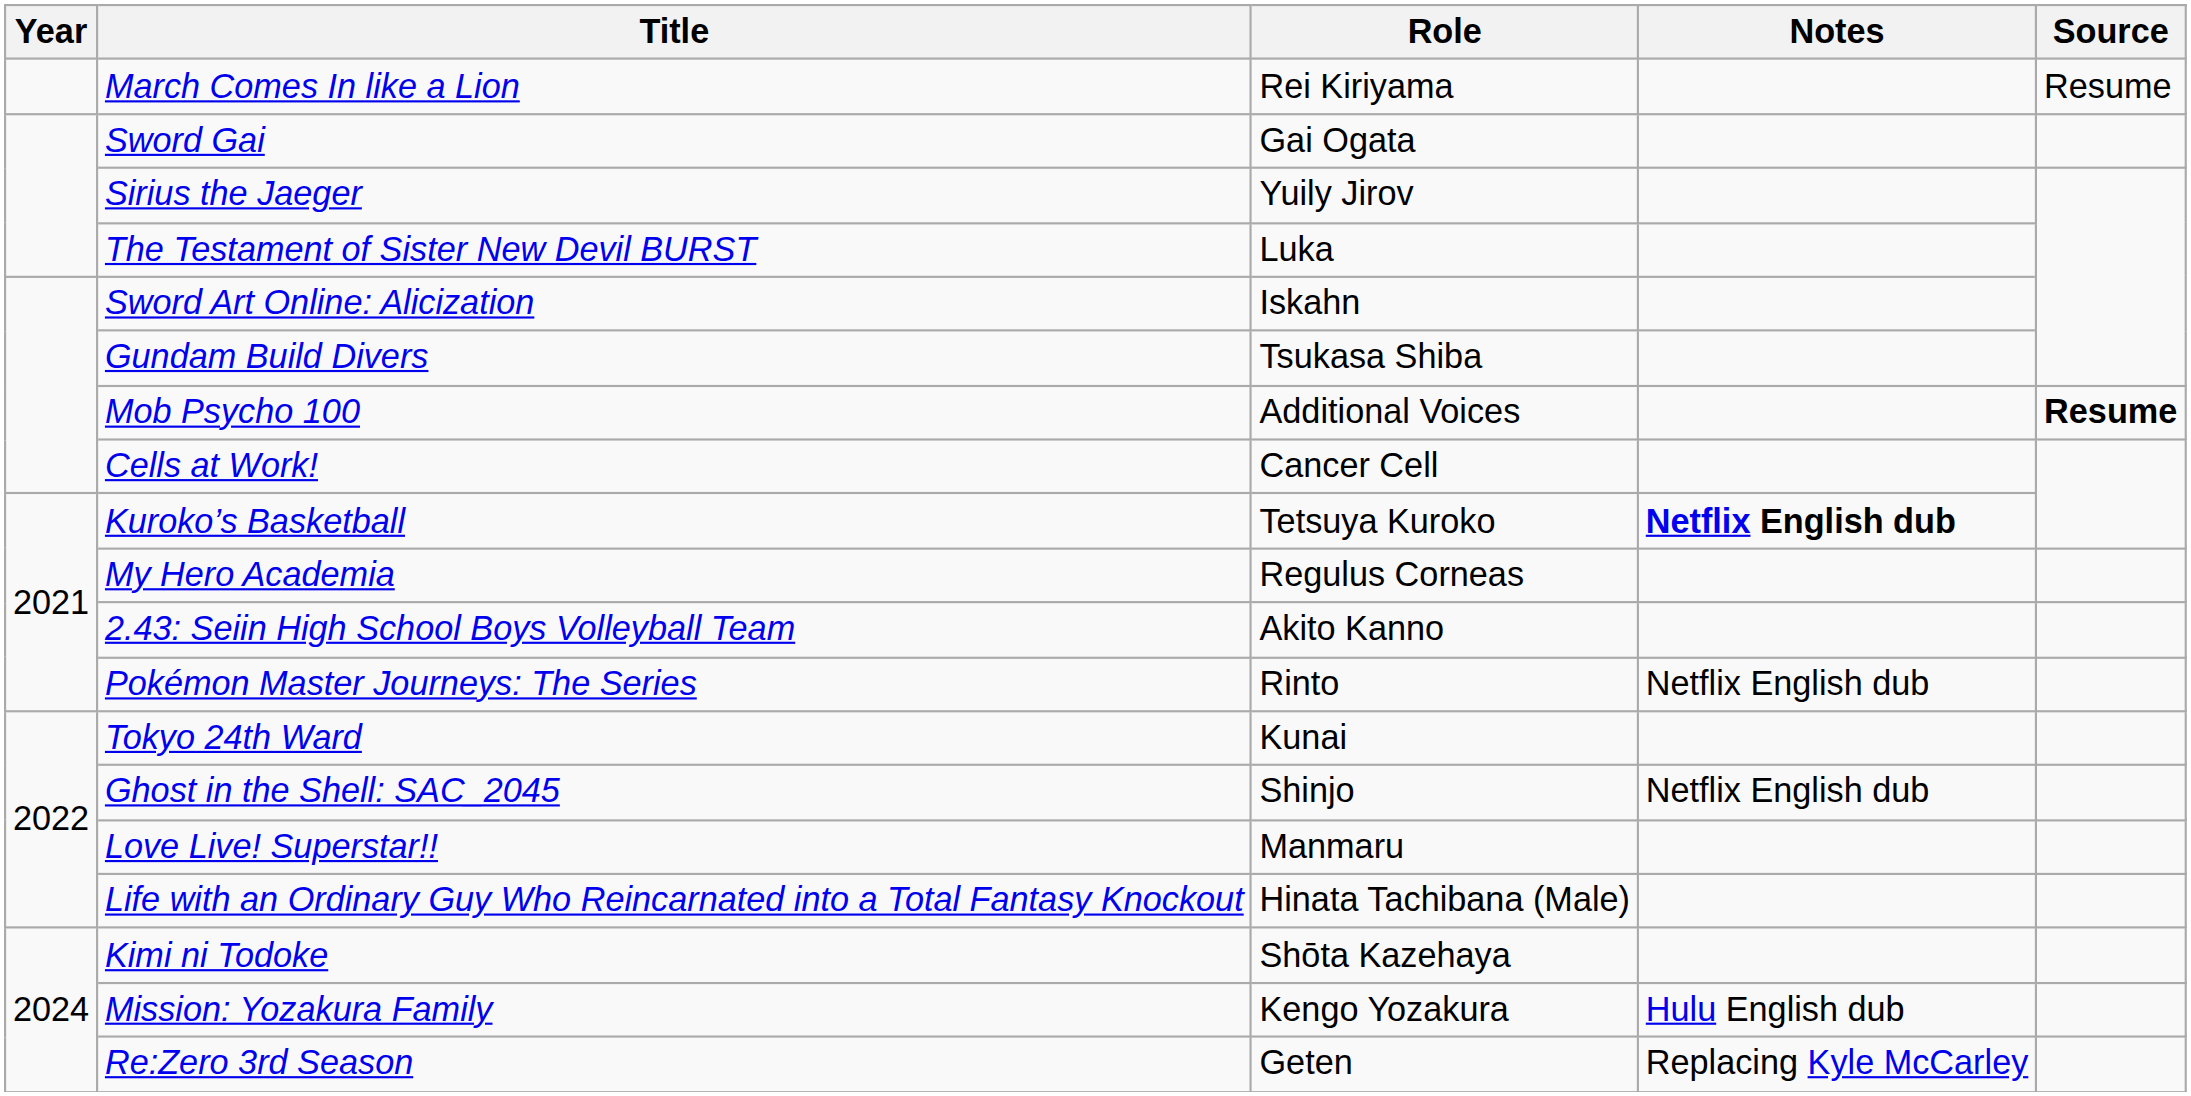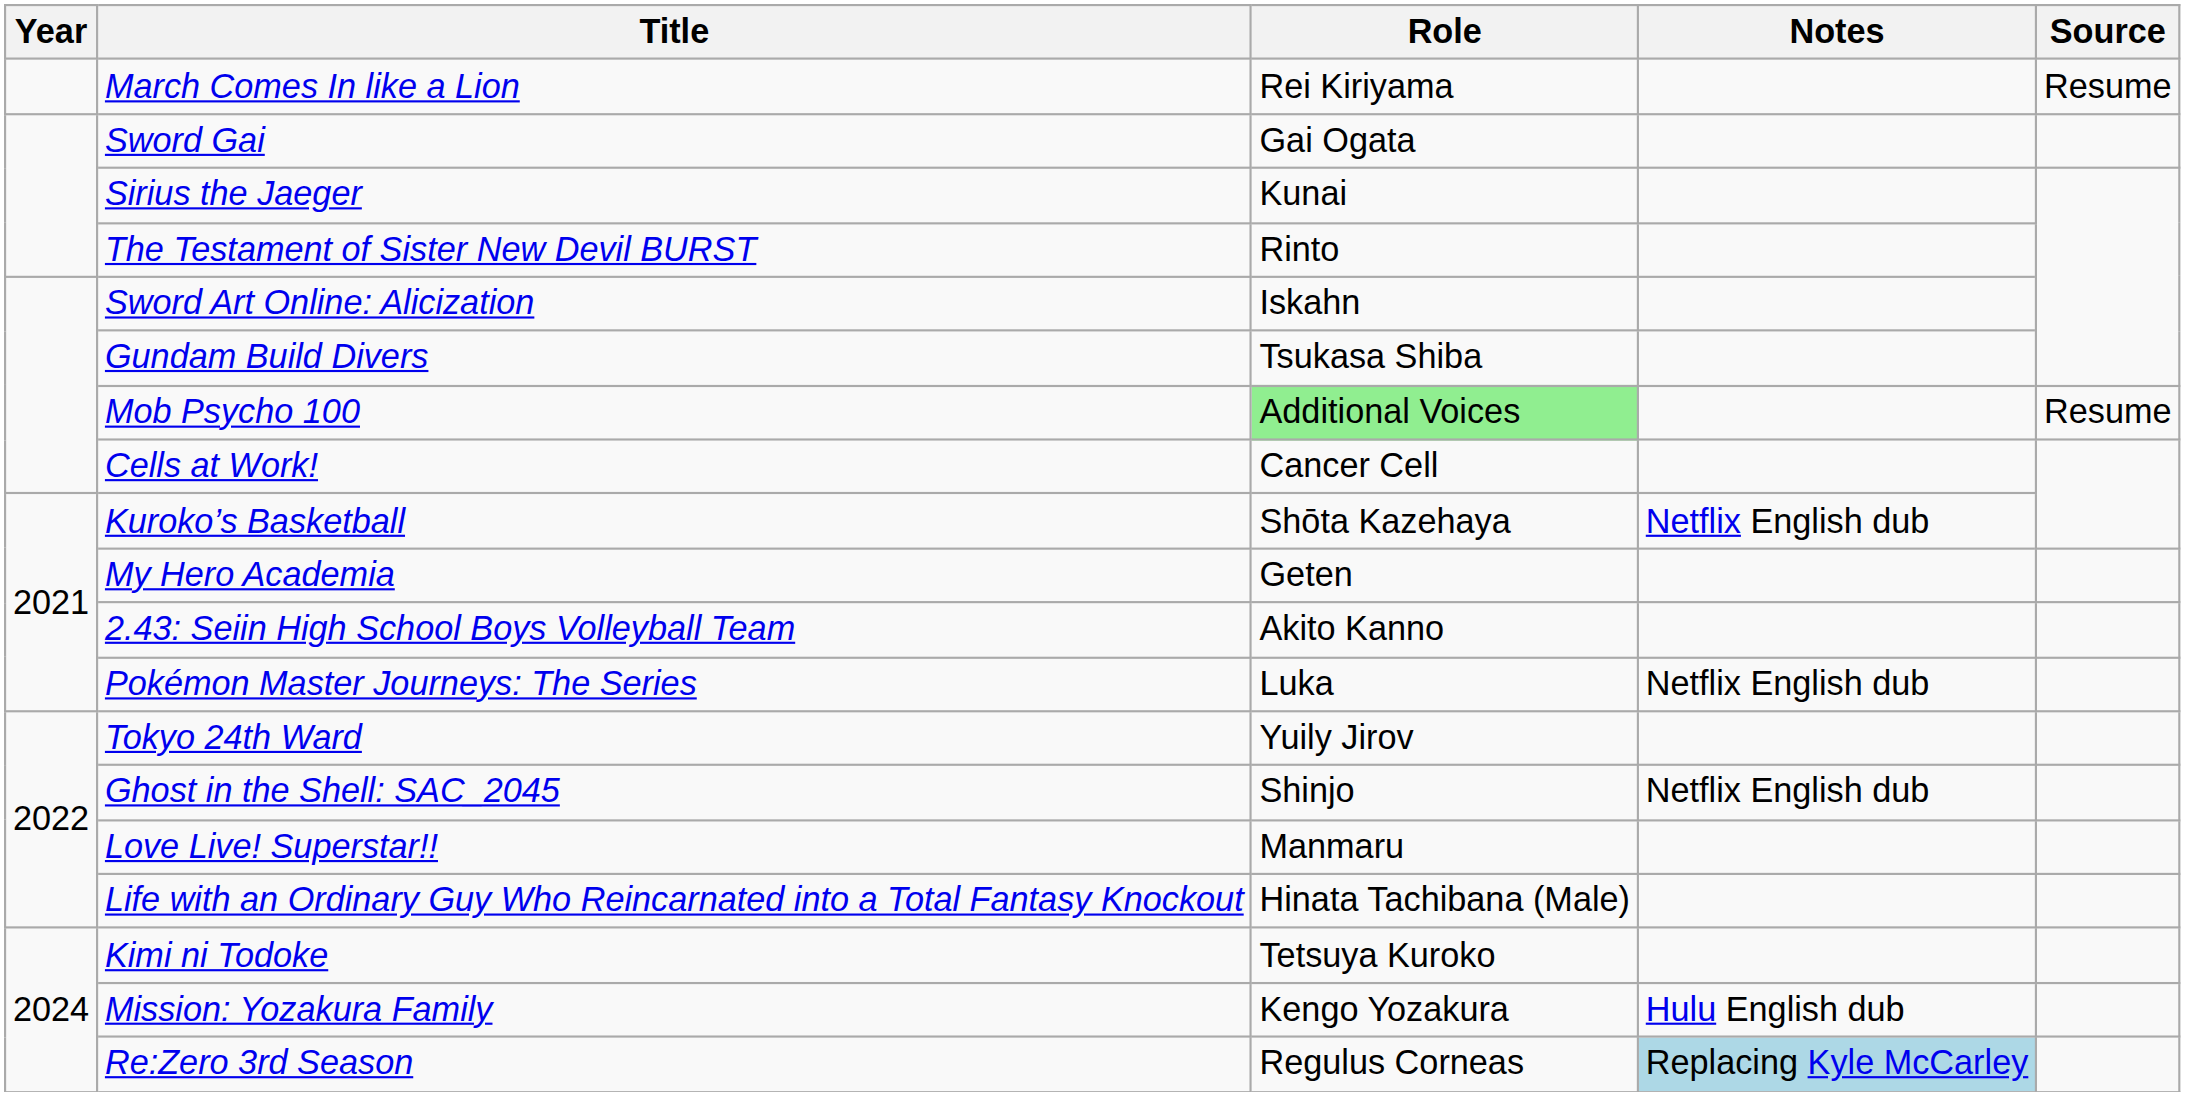(1337, 194) Yuily Jirov -> (1303, 194) Kunai
(1297, 248) Luka -> (1299, 248) Rinto
(1390, 411) no background -> (1390, 411) lightgreen background
(2111, 411) bold -> (2108, 411) normal
(1377, 520) Tetsuya Kuroko -> (1385, 520) Shōta Kazehaya
(1801, 520) bold -> (1788, 520) normal
(1392, 574) Regulus Corneas -> (1306, 574) Geten
(1299, 683) Rinto -> (1297, 683) Luka
(1303, 737) Kunai -> (1337, 737) Yuily Jirov
(1385, 954) Shōta Kazehaya -> (1377, 954) Tetsuya Kuroko
(1306, 1063) Geten -> (1392, 1063) Regulus Corneas
(1837, 1063) no background -> (1837, 1063) lightblue background
